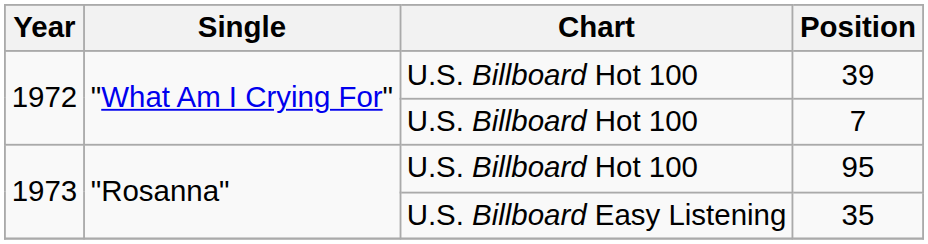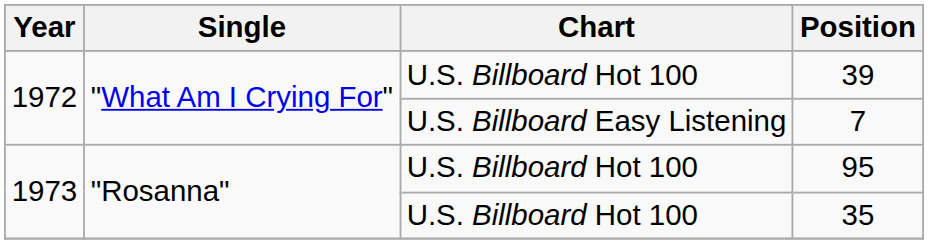(552, 121) U.S. Billboard Hot 100 -> (596, 121) U.S. Billboard Easy Listening
(596, 214) U.S. Billboard Easy Listening -> (552, 214) U.S. Billboard Hot 100
